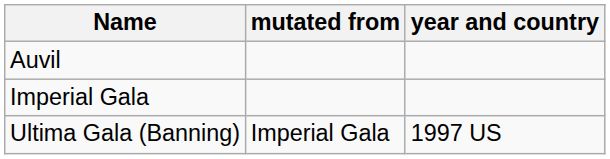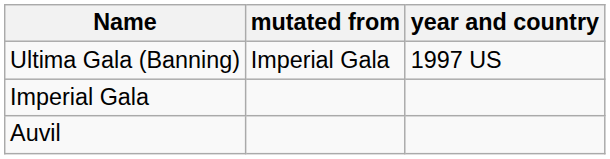rows swapped: (35, 60) <-> (125, 134)
